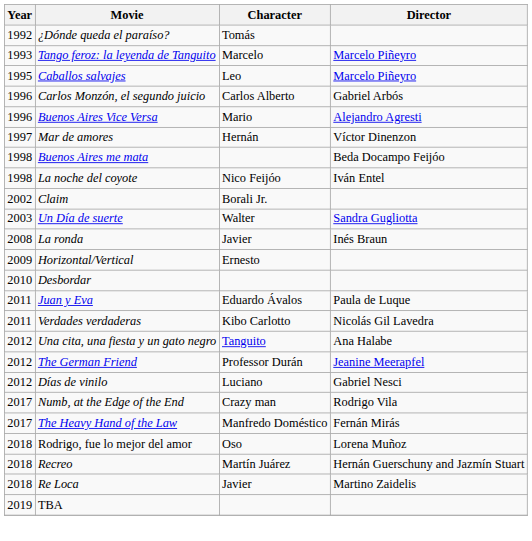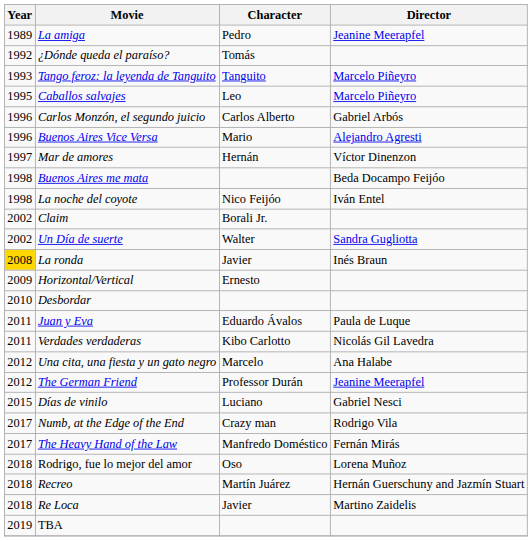+ row: (61, 35)
(243, 55) Marcelo -> (244, 76) Tanguito
(20, 219) 2003 -> (20, 239) 2002
(20, 239) no background -> (20, 260) gold background
(244, 341) Tanguito -> (243, 362) Marcelo
(20, 382) 2012 -> (20, 403) 2015
